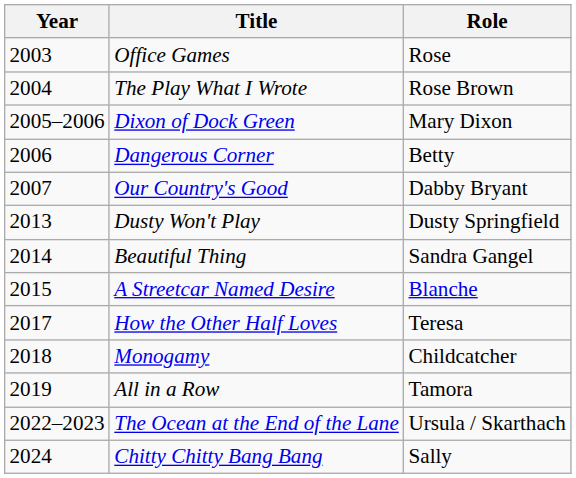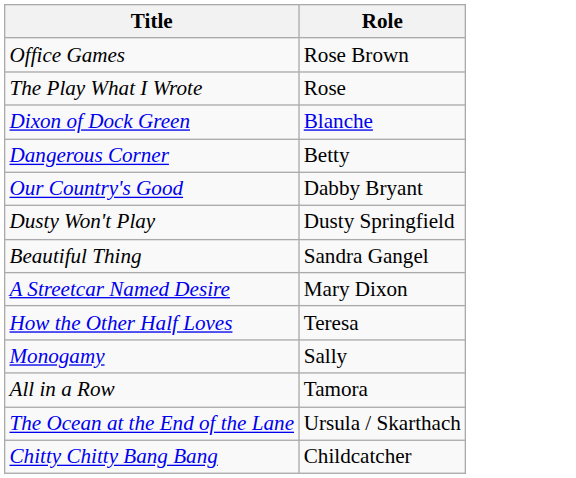- column: (57, 21)
(430, 54) Rose -> (356, 54) Rose Brown
(461, 88) Rose Brown -> (325, 88) Rose
(460, 121) Mary Dixon -> (338, 121) Blanche
(443, 289) Blanche -> (356, 289) Mary Dixon
(462, 356) Childcatcher -> (325, 356) Sally
(430, 456) Sally -> (358, 456) Childcatcher
